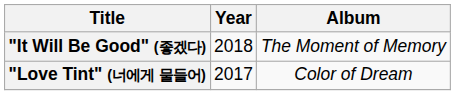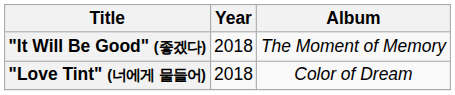(233, 75) 2017 -> (233, 75) 2018
